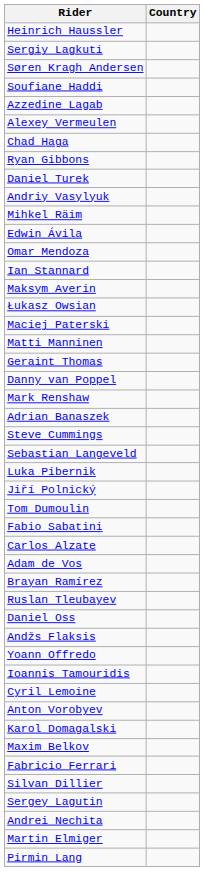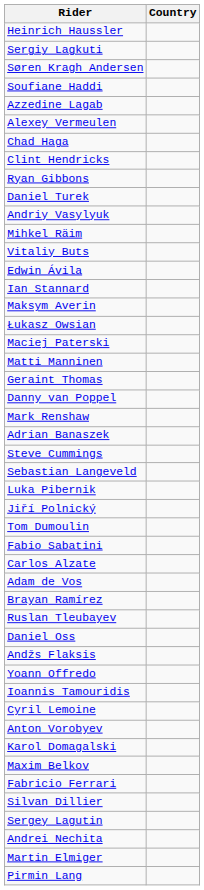+ row: (58, 161)
+ row: (48, 252)
- row: (48, 252)
